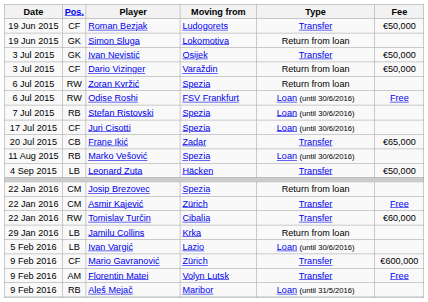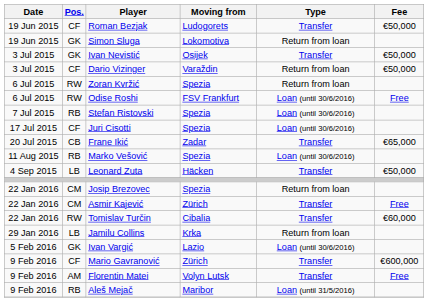(74, 247) LB -> (74, 247) GK
